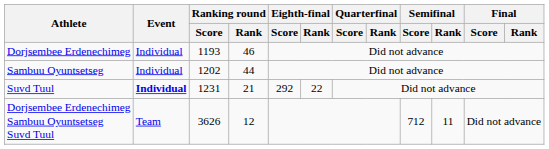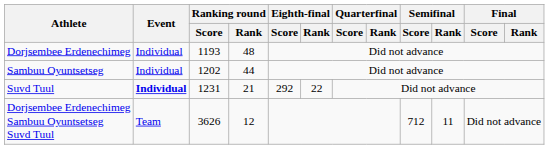(249, 51) 46 -> (249, 51) 48
